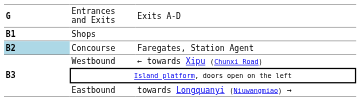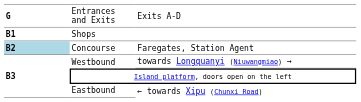(200, 61) ← towards Xipu (Chunxi Road) -> (215, 61) towards Longquanyi (Niuwangmiao) →
(215, 90) towards Longquanyi (Niuwangmiao) → -> (200, 91) ← towards Xipu (Chunxi Road)
